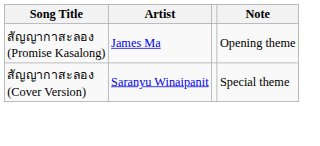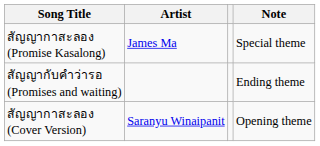(258, 43) Opening theme -> (271, 43) Special theme
+ row: (64, 83)
(255, 82) Special theme -> (274, 121) Opening theme
